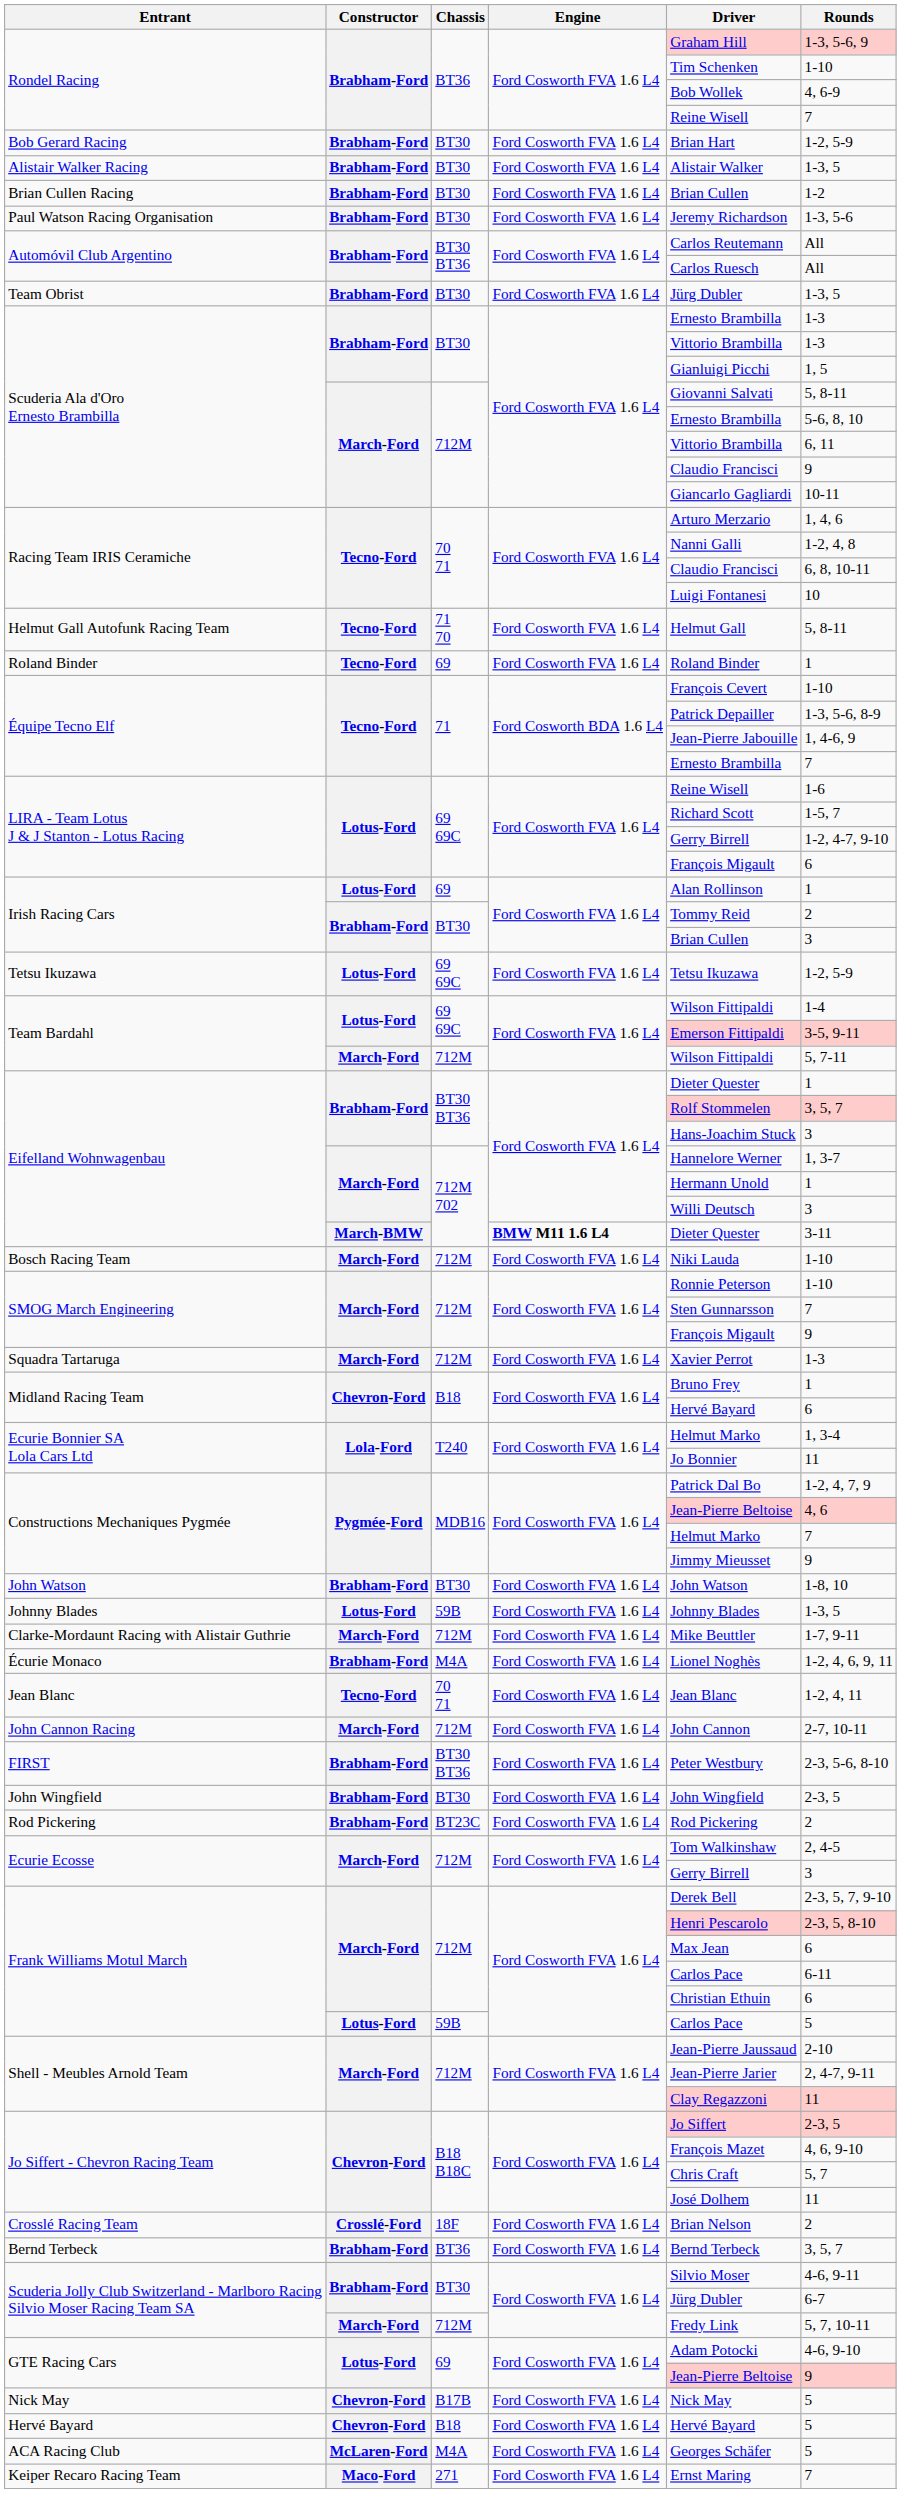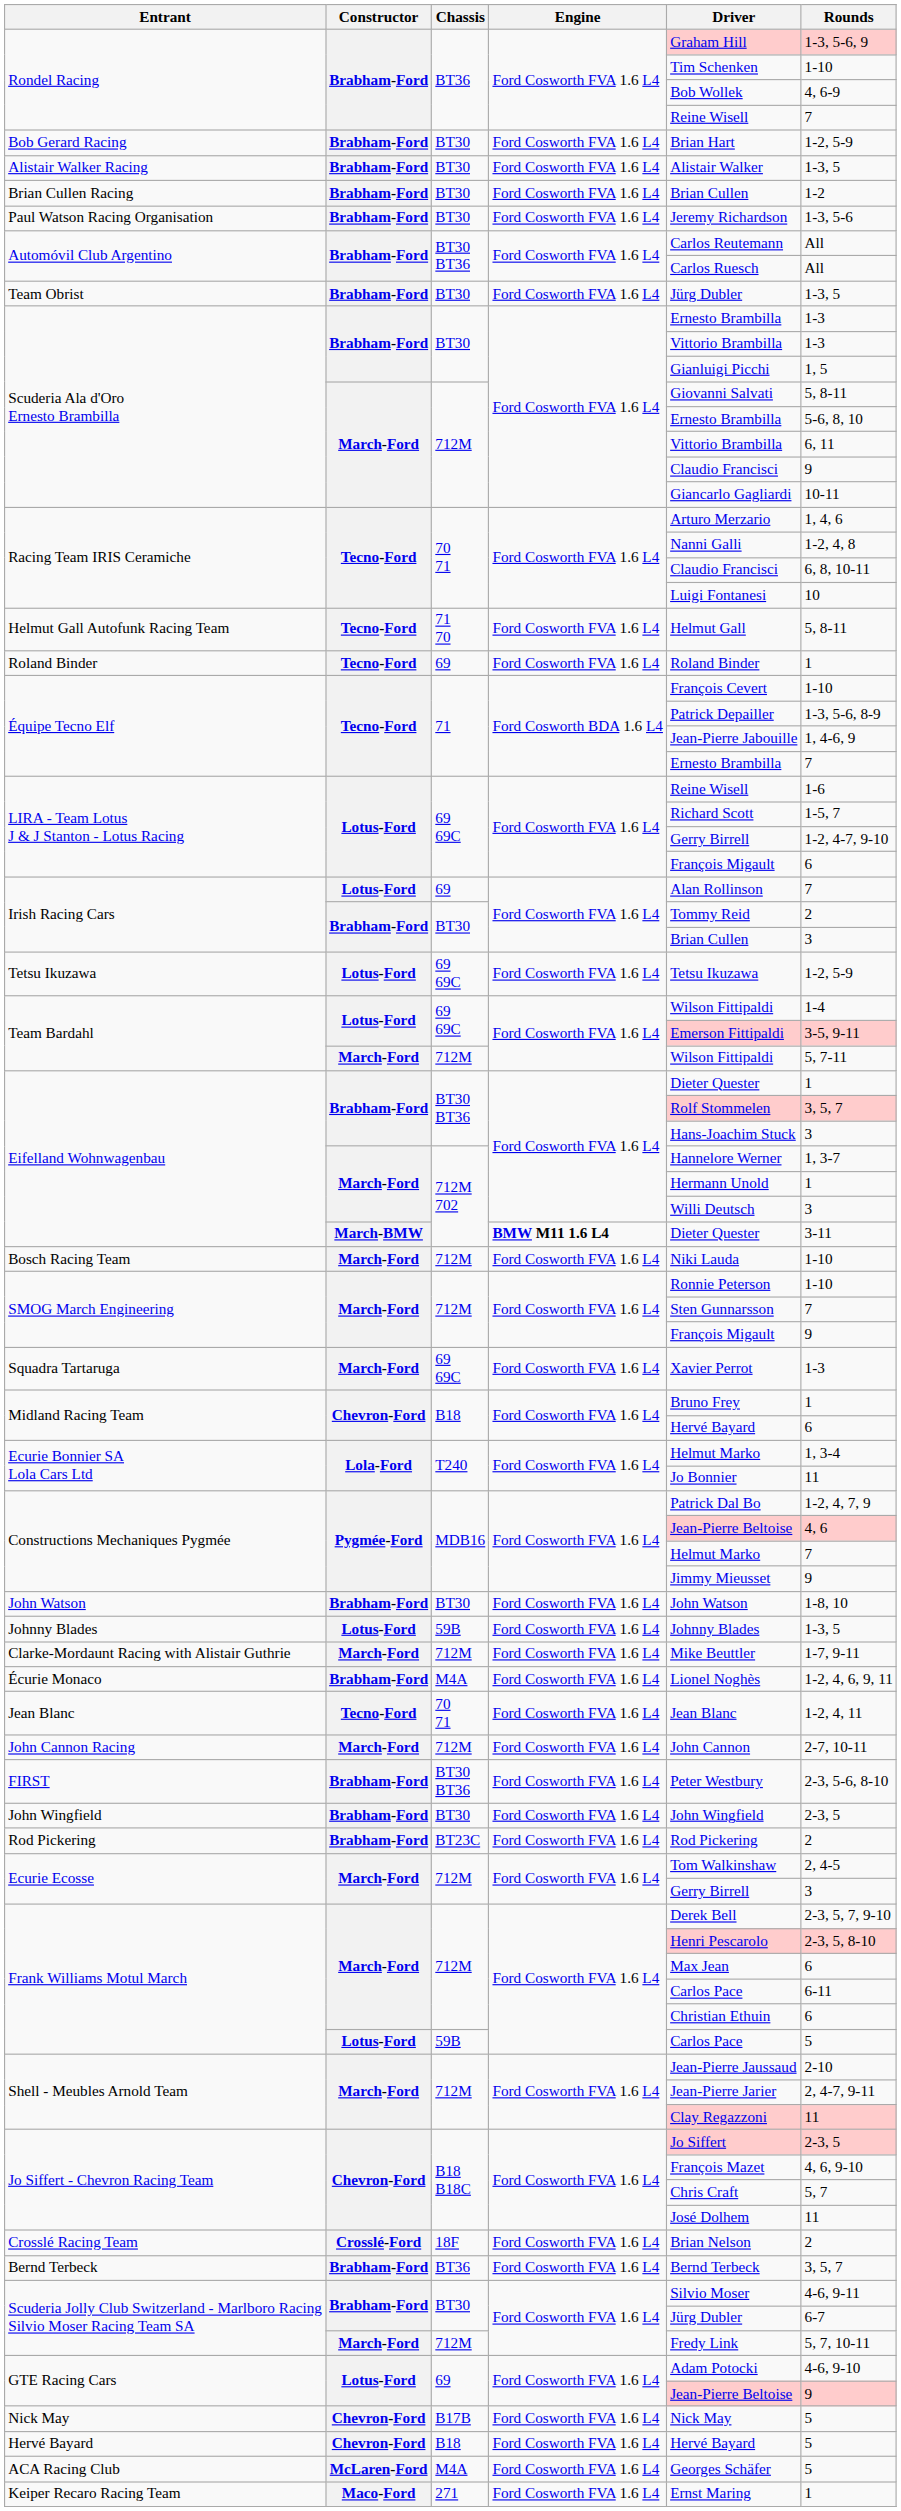(808, 888) 1 -> (808, 888) 7
(454, 1359) 712M -> (448, 1368) 69 69C
(808, 2475) 7 -> (808, 2493) 1
